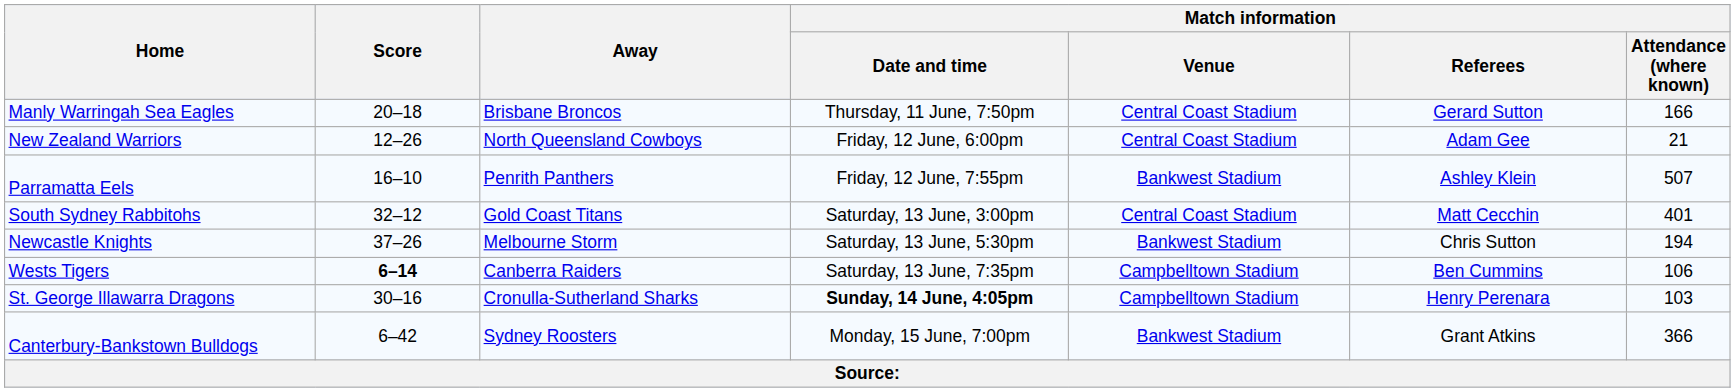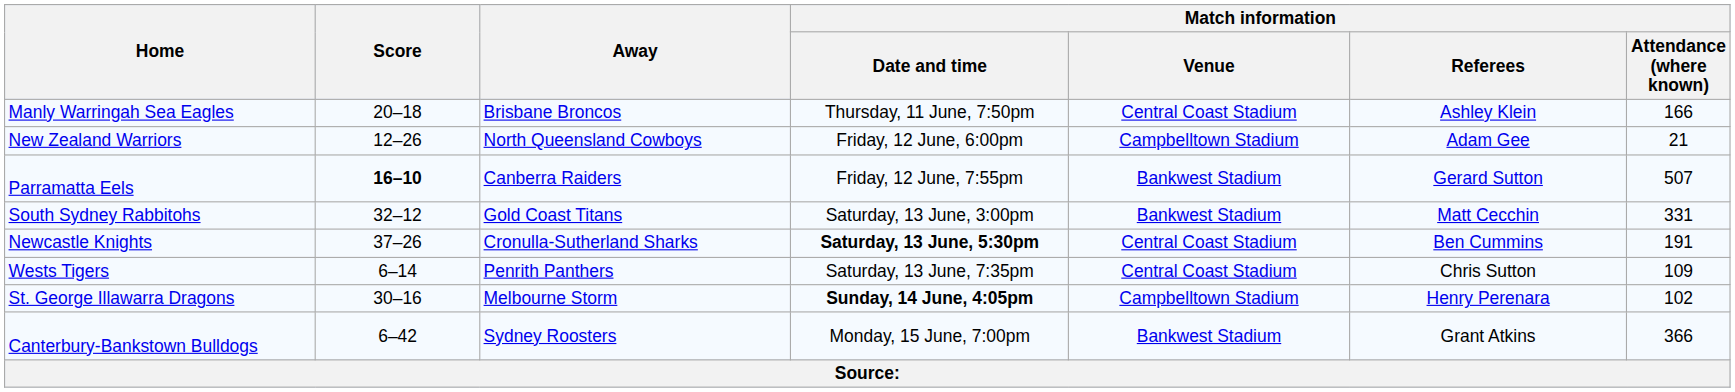(1488, 112) Gerard Sutton -> (1488, 112) Ashley Klein
(1209, 140) Central Coast Stadium -> (1209, 140) Campbelltown Stadium
(398, 178) normal -> (398, 178) bold
(549, 178) Penrith Panthers -> (552, 178) Canberra Raiders
(1488, 178) Ashley Klein -> (1488, 178) Gerard Sutton
(1209, 215) Central Coast Stadium -> (1209, 215) Bankwest Stadium
(1678, 215) 401 -> (1678, 215) 331
(550, 243) Melbourne Storm -> (591, 243) Cronulla-Sutherland Sharks
(930, 243) normal -> (930, 243) bold
(1209, 243) Bankwest Stadium -> (1209, 243) Central Coast Stadium
(1488, 243) Chris Sutton -> (1488, 243) Ben Cummins
(1678, 243) 194 -> (1678, 243) 191
(398, 270) bold -> (398, 270) normal
(552, 270) Canberra Raiders -> (549, 270) Penrith Panthers
(1209, 270) Campbelltown Stadium -> (1209, 270) Central Coast Stadium
(1488, 270) Ben Cummins -> (1488, 270) Chris Sutton
(1678, 270) 106 -> (1678, 270) 109
(591, 298) Cronulla-Sutherland Sharks -> (550, 298) Melbourne Storm
(1678, 298) 103 -> (1678, 298) 102
